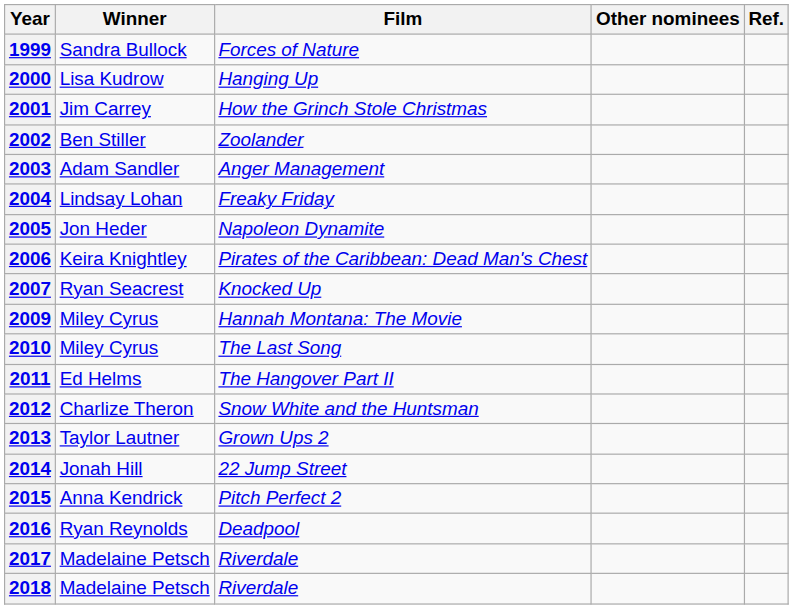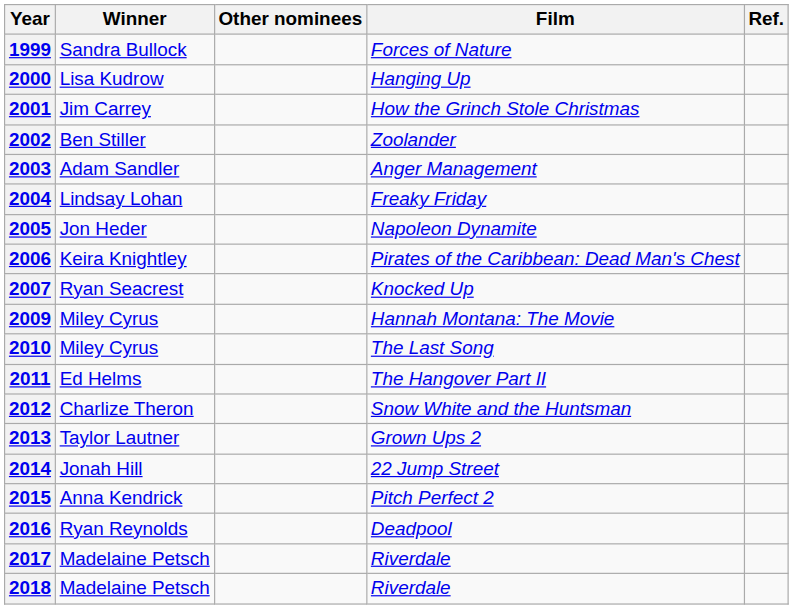columns swapped: (403, 19) <-> (668, 19)
